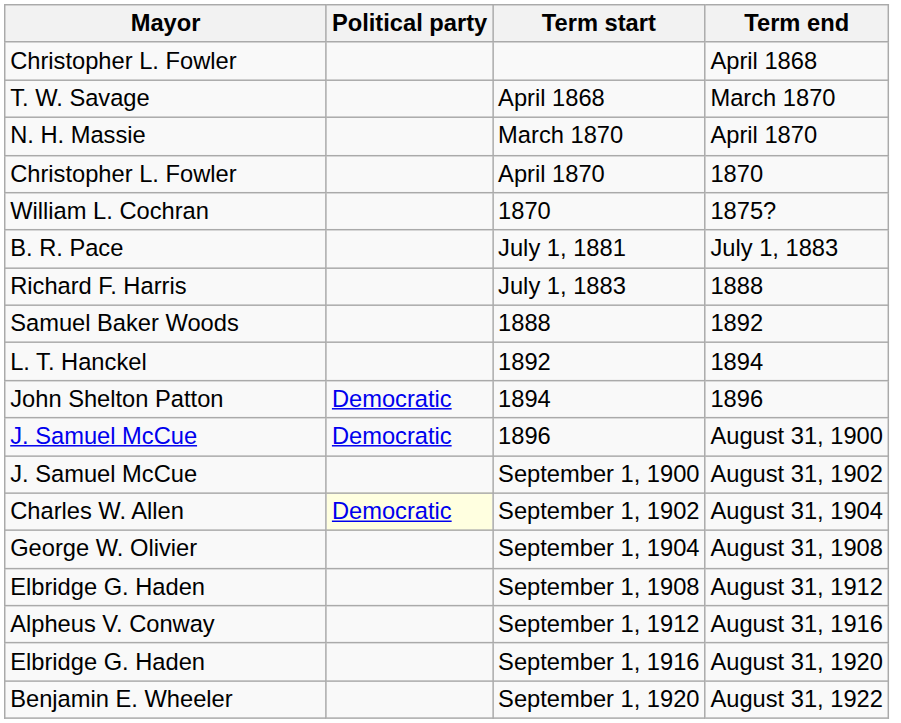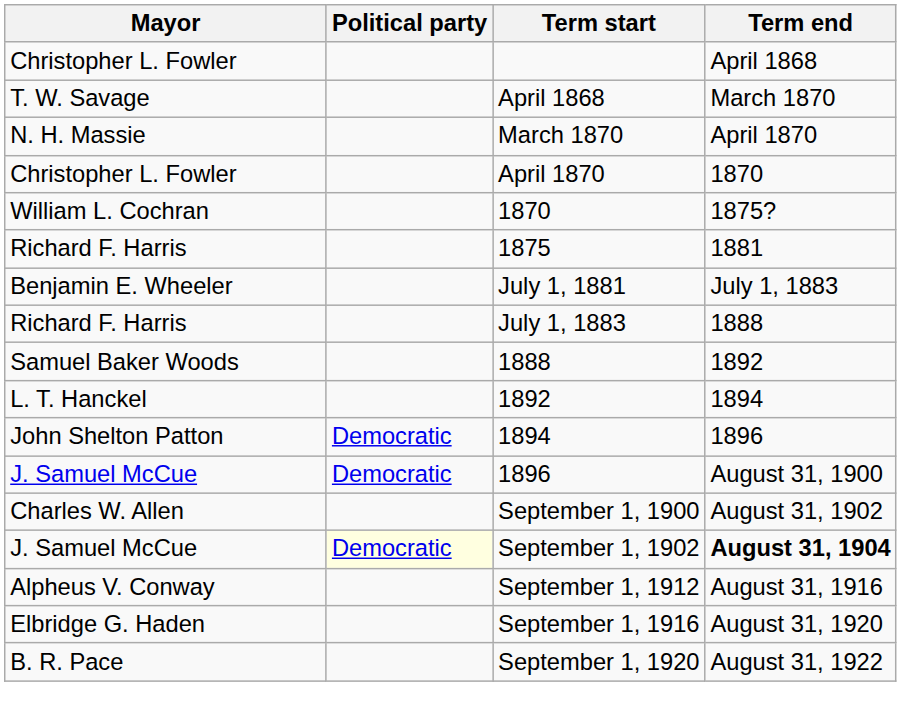+ row: (524, 248)
(67, 248) B. R. Pace -> (121, 286) Benjamin E. Wheeler
(104, 473) J. Samuel McCue -> (97, 511) Charles W. Allen
(97, 511) Charles W. Allen -> (104, 549) J. Samuel McCue
(797, 511) normal -> (801, 549) bold
- row: (599, 549)
- row: (599, 586)
(121, 699) Benjamin E. Wheeler -> (67, 661) B. R. Pace
